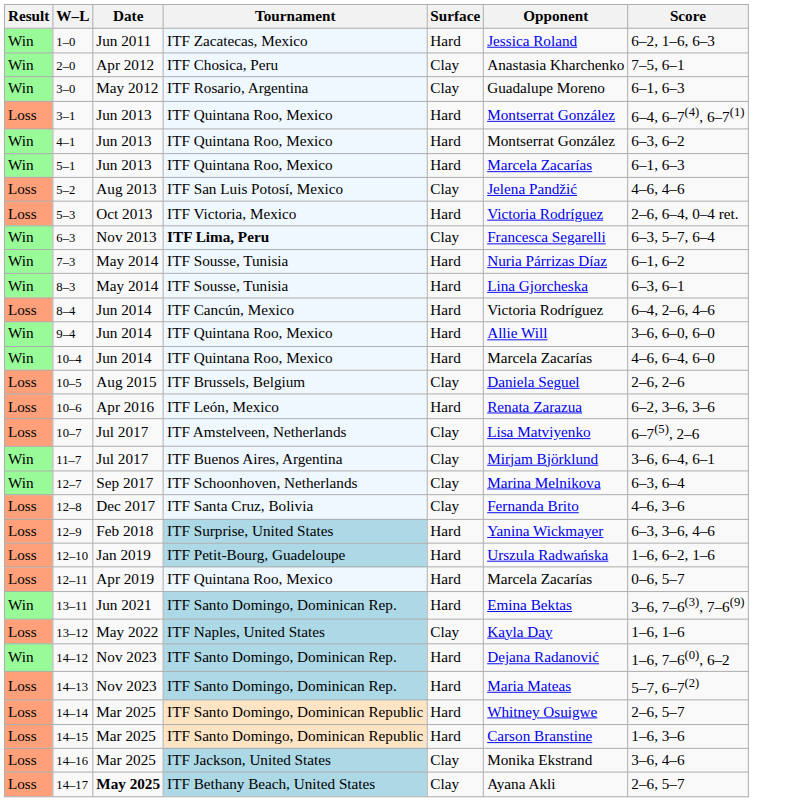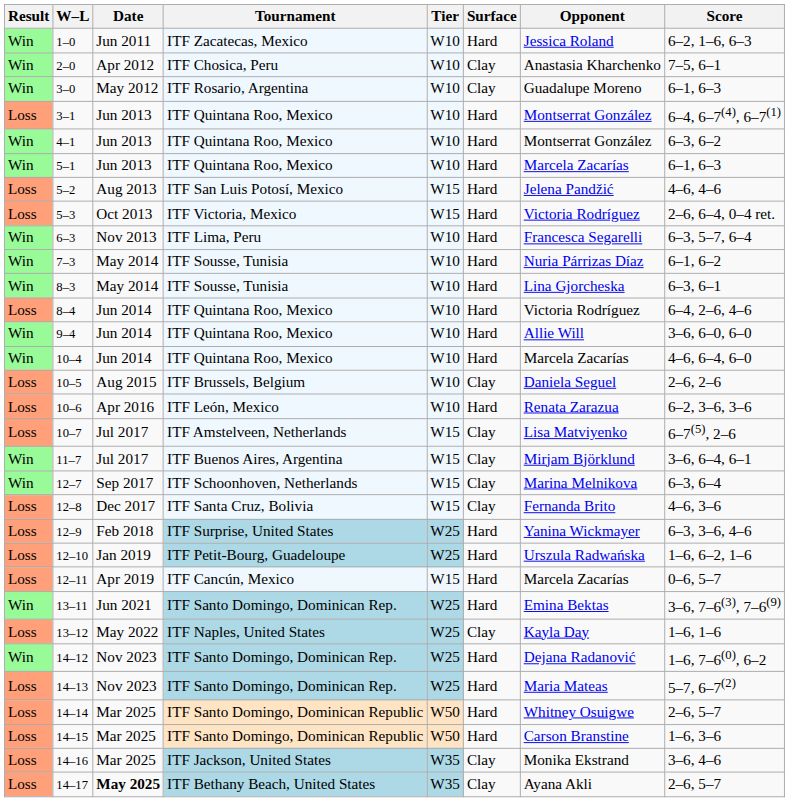+ column: (445, 16)
(445, 189) Clay -> (482, 189) Hard
(218, 237) bold -> (214, 237) normal
(445, 237) Clay -> (482, 237) Hard
(231, 309) ITF Cancún, Mexico -> (250, 309) ITF Quintana Roo, Mexico
(250, 579) ITF Quintana Roo, Mexico -> (231, 579) ITF Cancún, Mexico
